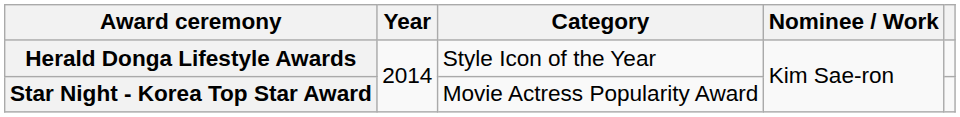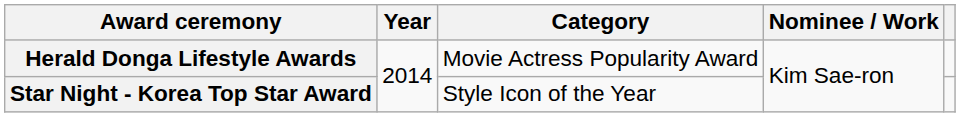(549, 58) Style Icon of the Year -> (601, 58) Movie Actress Popularity Award
(601, 93) Movie Actress Popularity Award -> (549, 93) Style Icon of the Year
